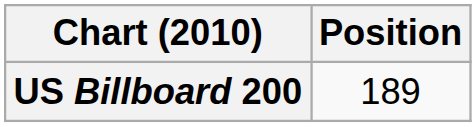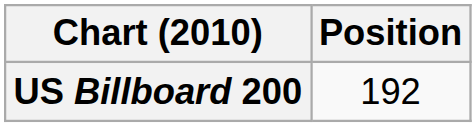(391, 90) 189 -> (391, 90) 192
